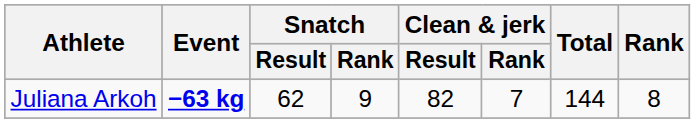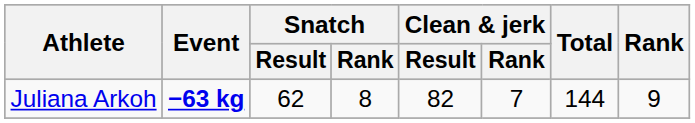(365, 99) 9 -> (365, 99) 8
(654, 99) 8 -> (654, 99) 9
